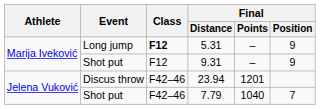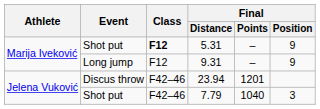(108, 46) Long jump -> (103, 46) Shot put
(103, 63) Shot put -> (108, 63) Long jump
(293, 96) 7 -> (293, 96) 3
